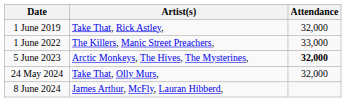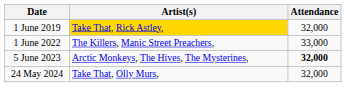(118, 27) no background -> (118, 27) gold background
- row: (37, 89)
